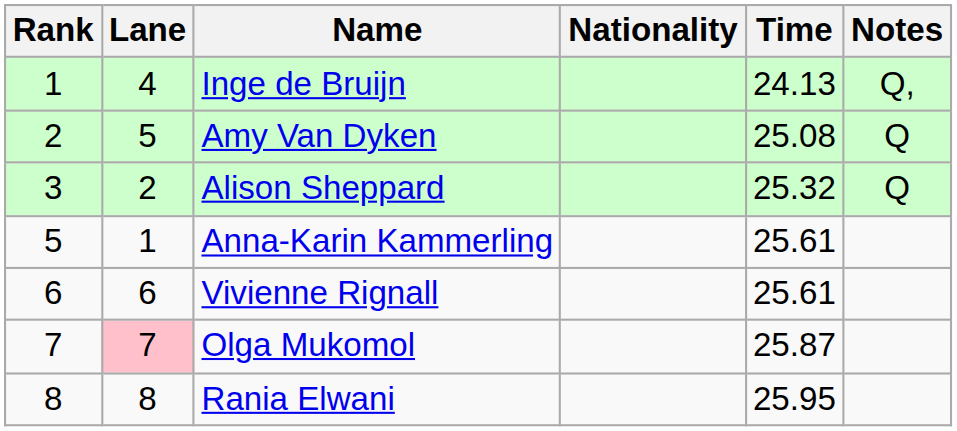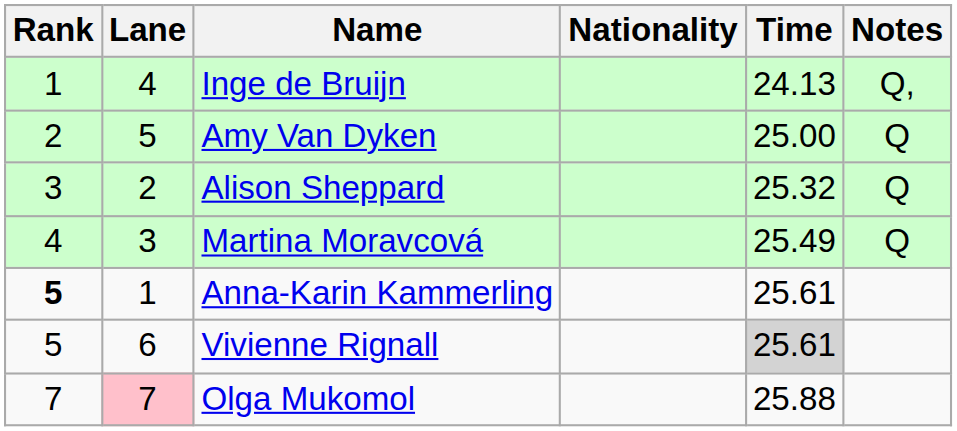(794, 135) 25.08 -> (794, 135) 25.00
+ row: (342, 240)
(53, 240) normal -> (53, 293) bold
(53, 293) 6 -> (53, 345) 5
(794, 293) no background -> (794, 345) lightgrey background
(794, 345) 25.87 -> (794, 398) 25.88
- row: (298, 398)
